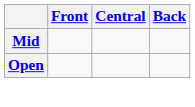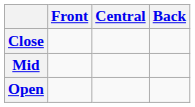+ row: (26, 41)
